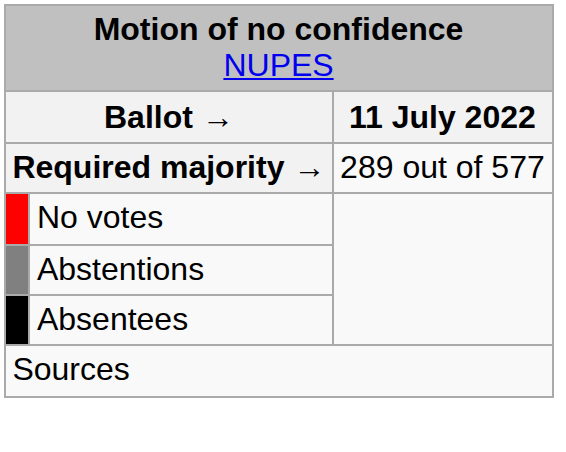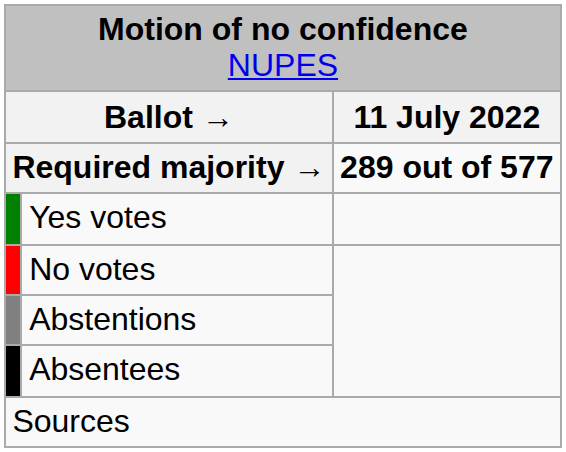(442, 167) normal -> (447, 167) bold
+ row: (98, 218)
